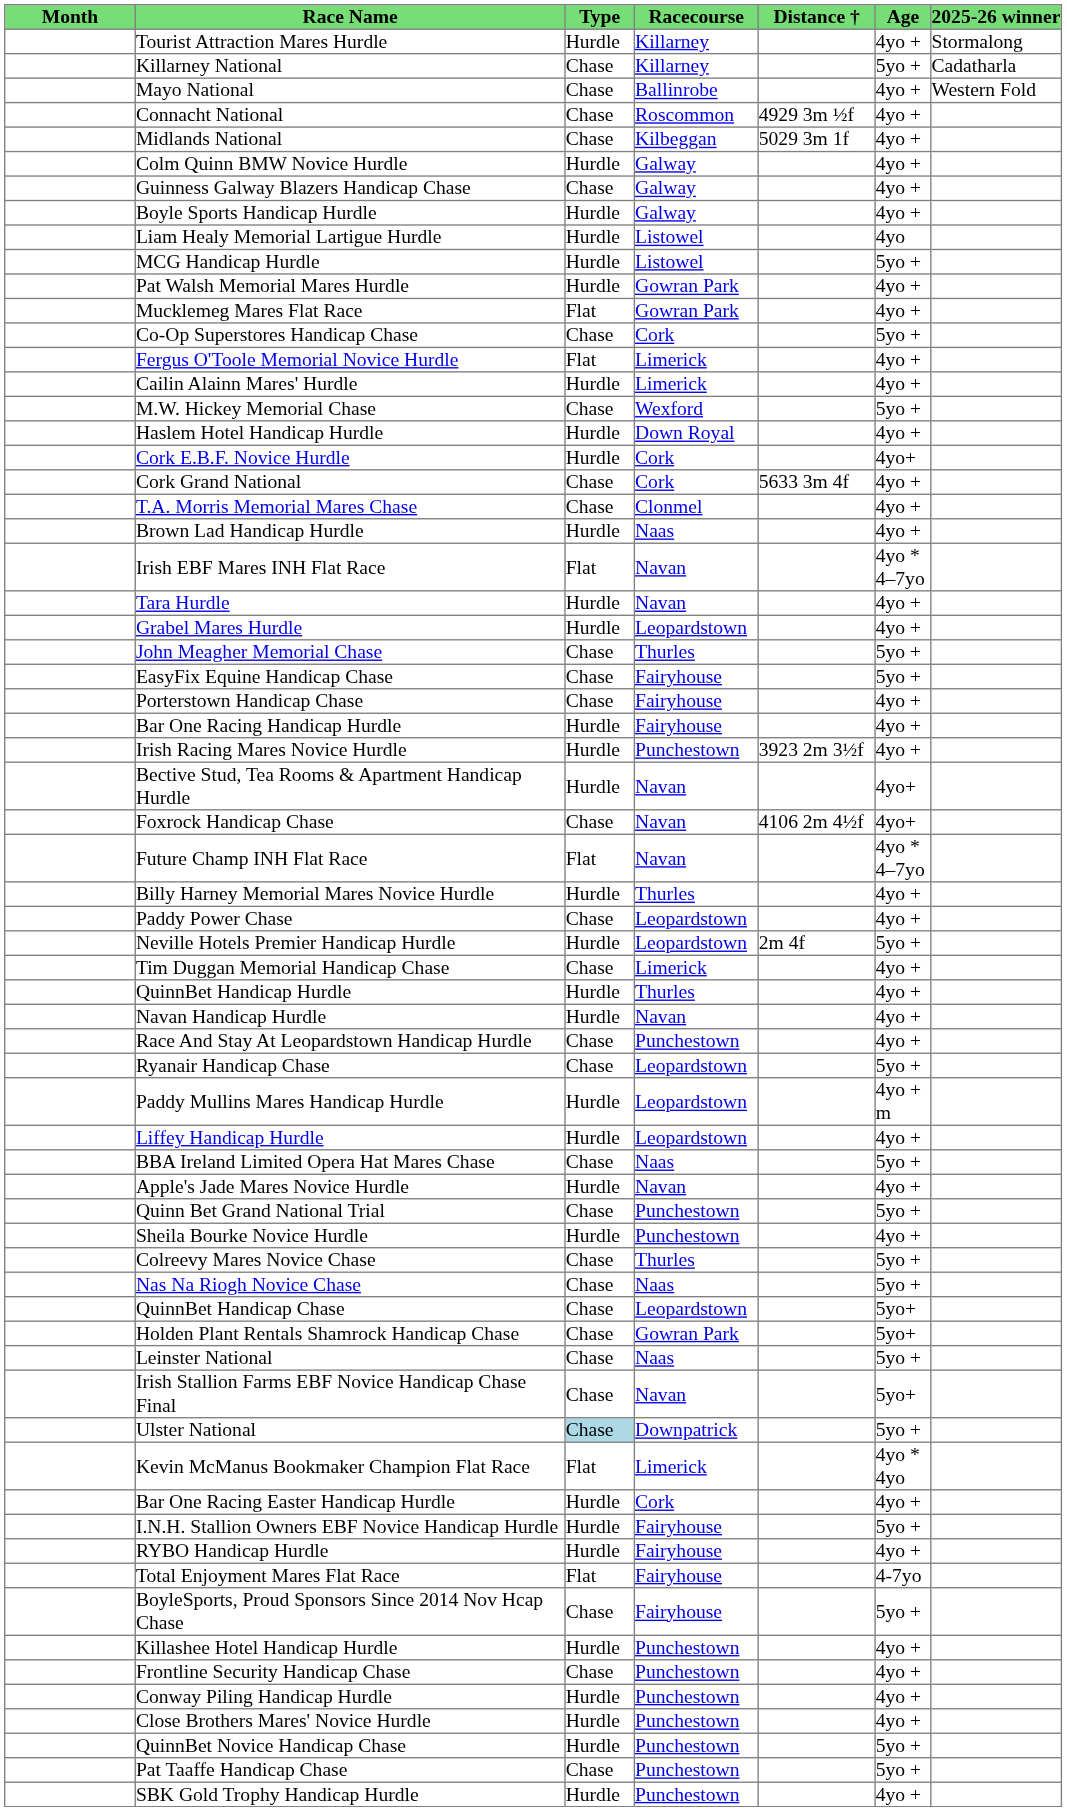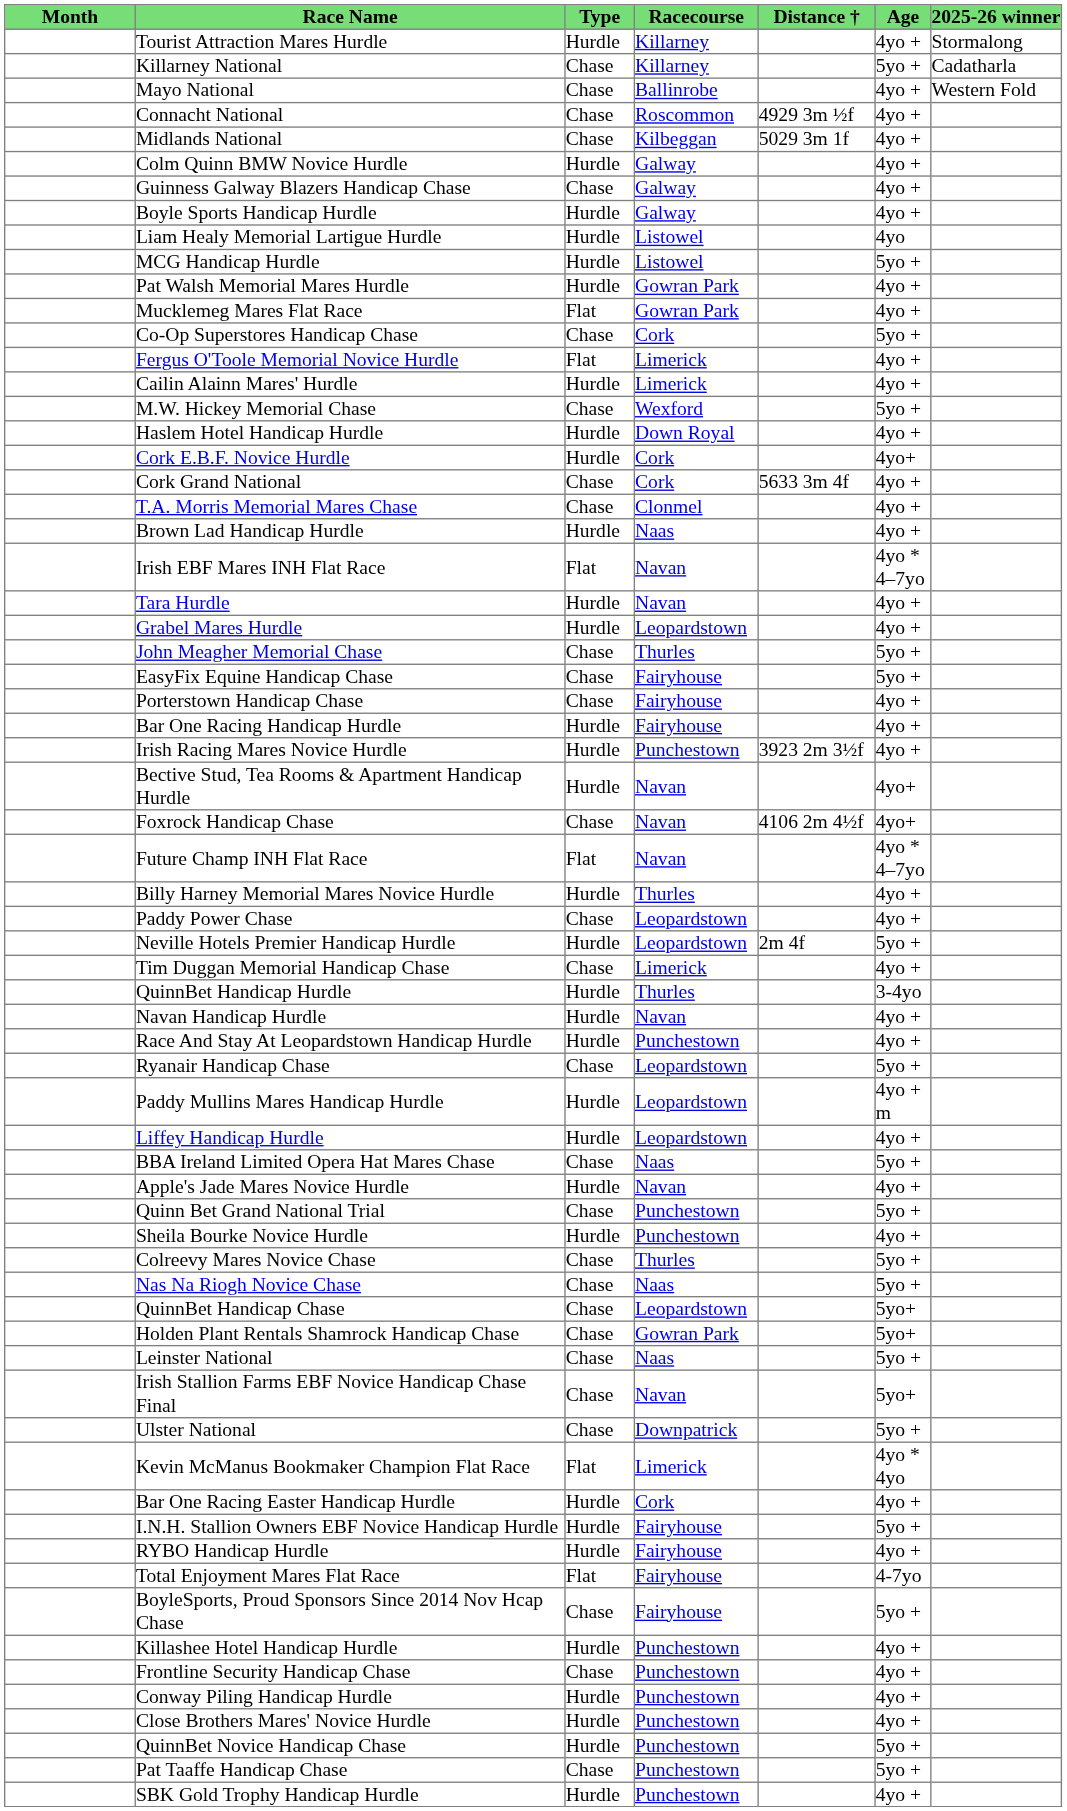(898, 991) 4yo + -> (899, 991) 3-4yo
(590, 1040) Chase -> (593, 1040) Hurdle
(590, 1429) lightblue background -> (590, 1429) no background
